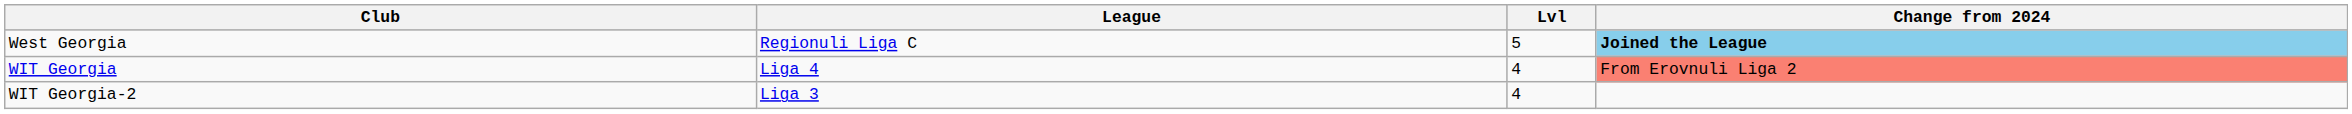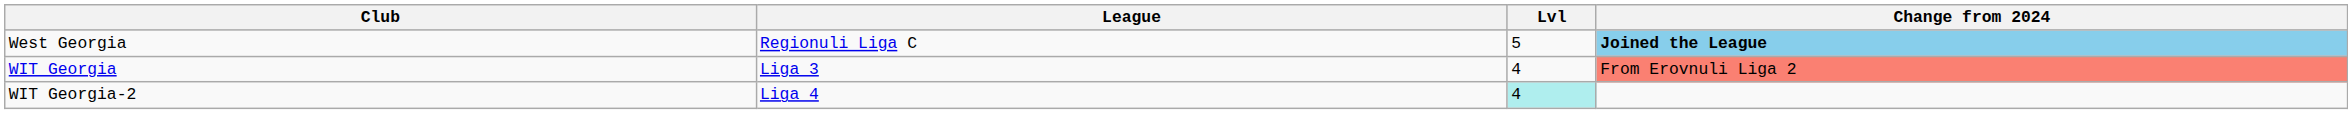(789, 69) Liga 4 -> (789, 69) Liga 3
(789, 95) Liga 3 -> (789, 95) Liga 4
(1516, 95) no background -> (1516, 95) paleturquoise background
